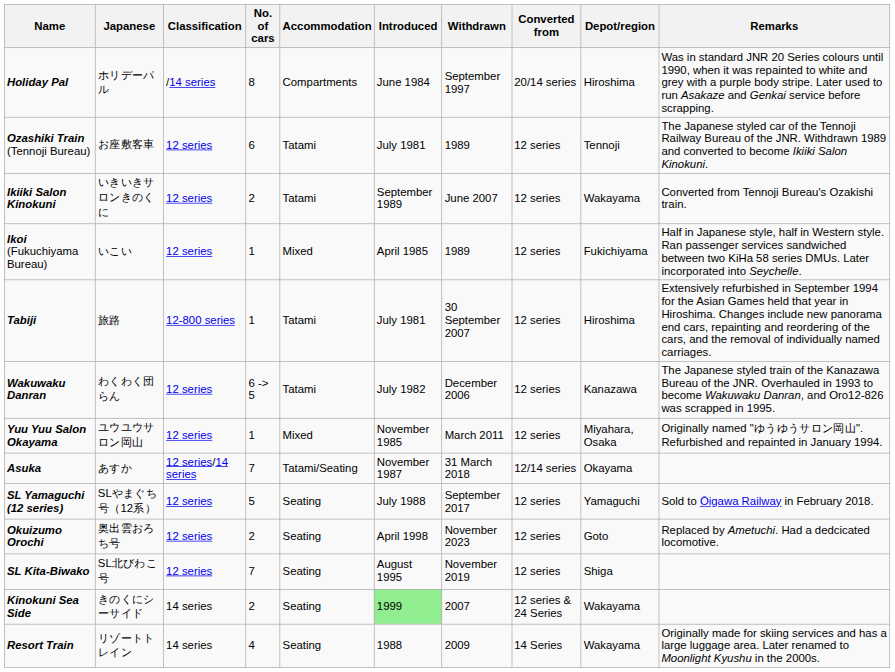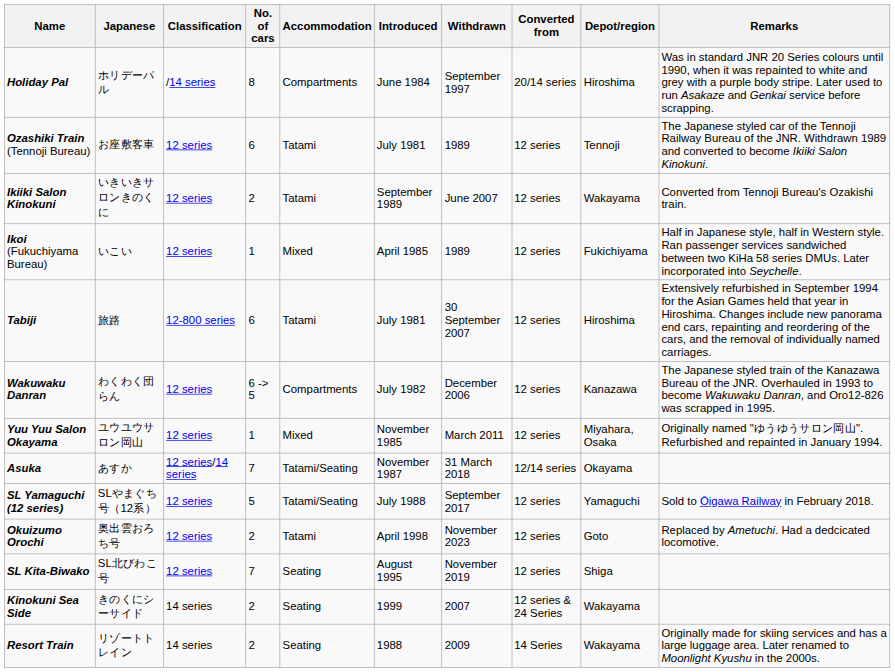(252, 320) 1 -> (252, 320) 6
(299, 389) Tatami -> (320, 389) Compartments
(302, 501) Seating -> (320, 501) Tatami/Seating
(302, 536) Seating -> (299, 536) Tatami
(389, 606) lightgreen background -> (389, 606) no background
(252, 646) 4 -> (252, 646) 2
